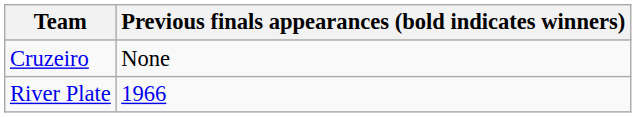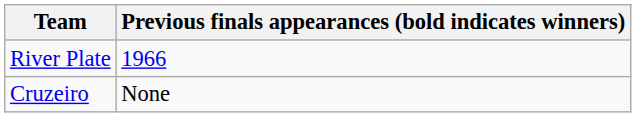rows swapped: (49, 58) <-> (60, 93)
